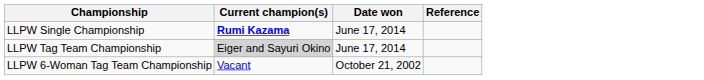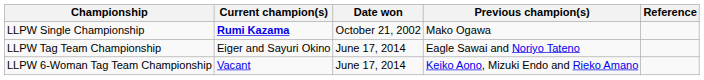+ column: (532, 13)
(371, 30) June 17, 2014 -> (378, 30) October 21, 2002
(274, 48) lightgrey background -> (274, 48) no background
(378, 65) October 21, 2002 -> (371, 65) June 17, 2014
